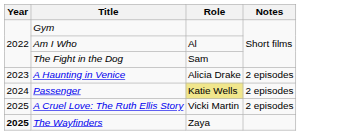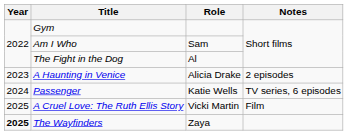(192, 43) Al -> (198, 43) Sam
(198, 59) Sam -> (192, 59) Al
(213, 91) khaki background -> (213, 91) no background
(269, 91) 2 episodes -> (293, 91) TV series, 6 episodes
(269, 106) 2 episodes -> (255, 106) Film
